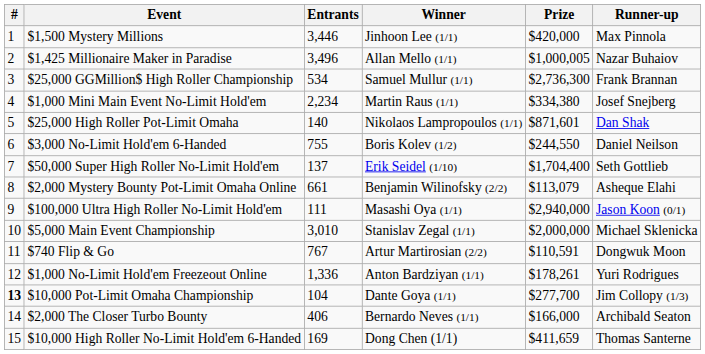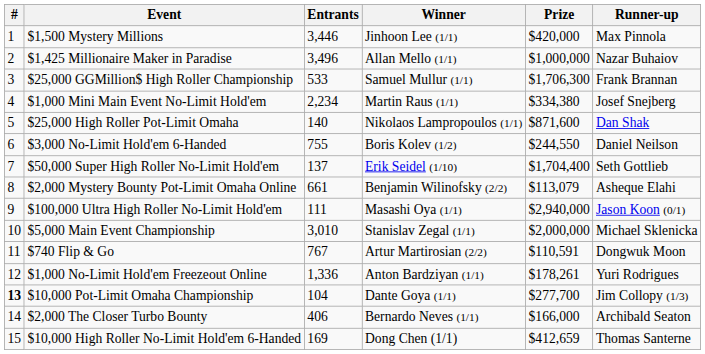(559, 58) $1,000,005 -> (559, 58) $1,000,000
(318, 79) 534 -> (318, 79) 533
(559, 79) $2,736,300 -> (559, 79) $1,706,300
(554, 123) $871,601 -> (554, 123) $871,600
(554, 338) $411,659 -> (554, 338) $412,659
